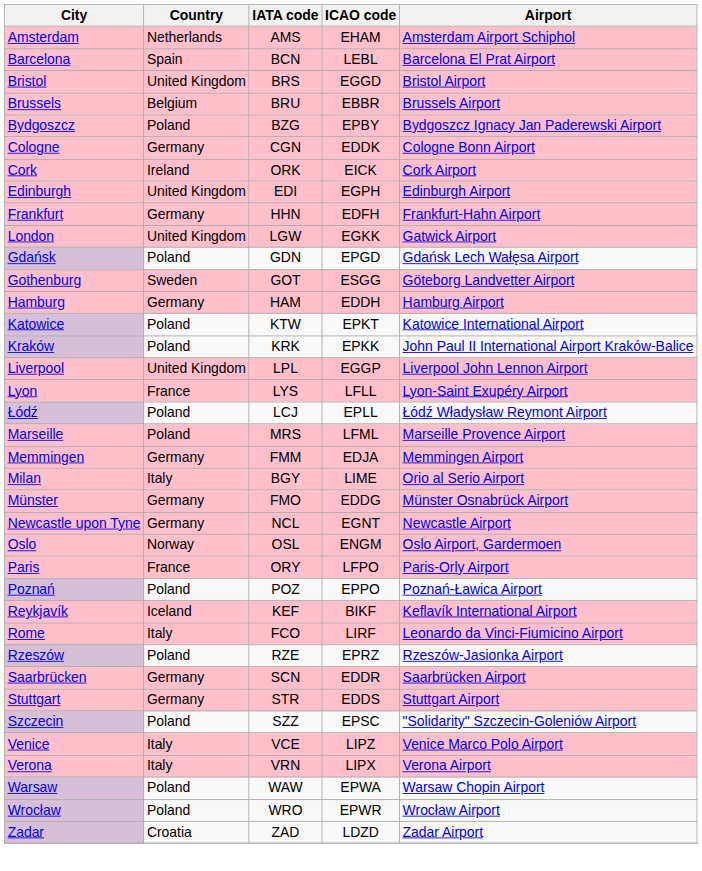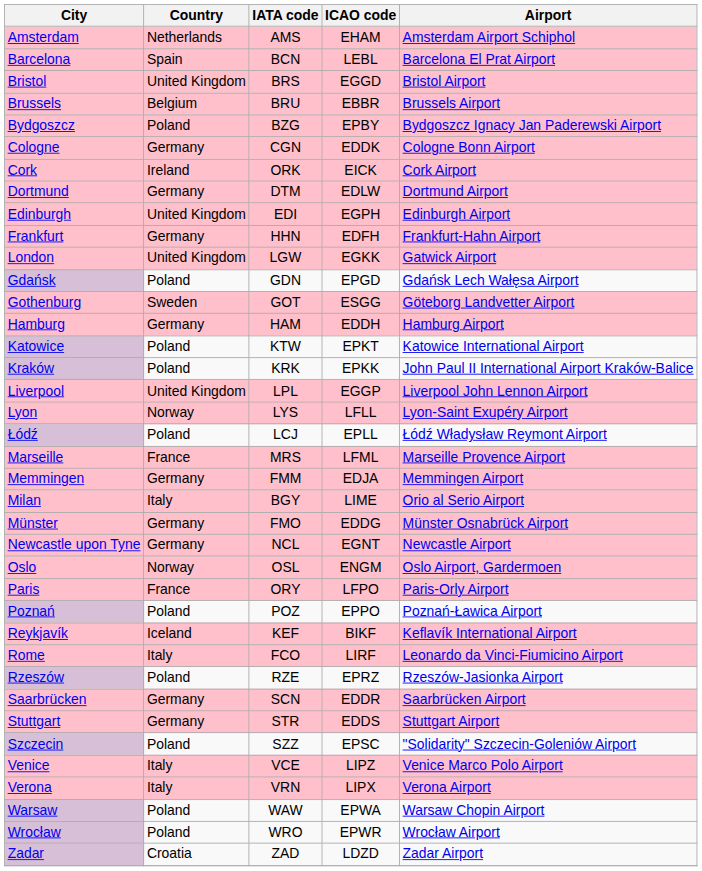+ row: (38, 192)
(169, 390) France -> (170, 412) Norway
(169, 434) Poland -> (169, 457) France
